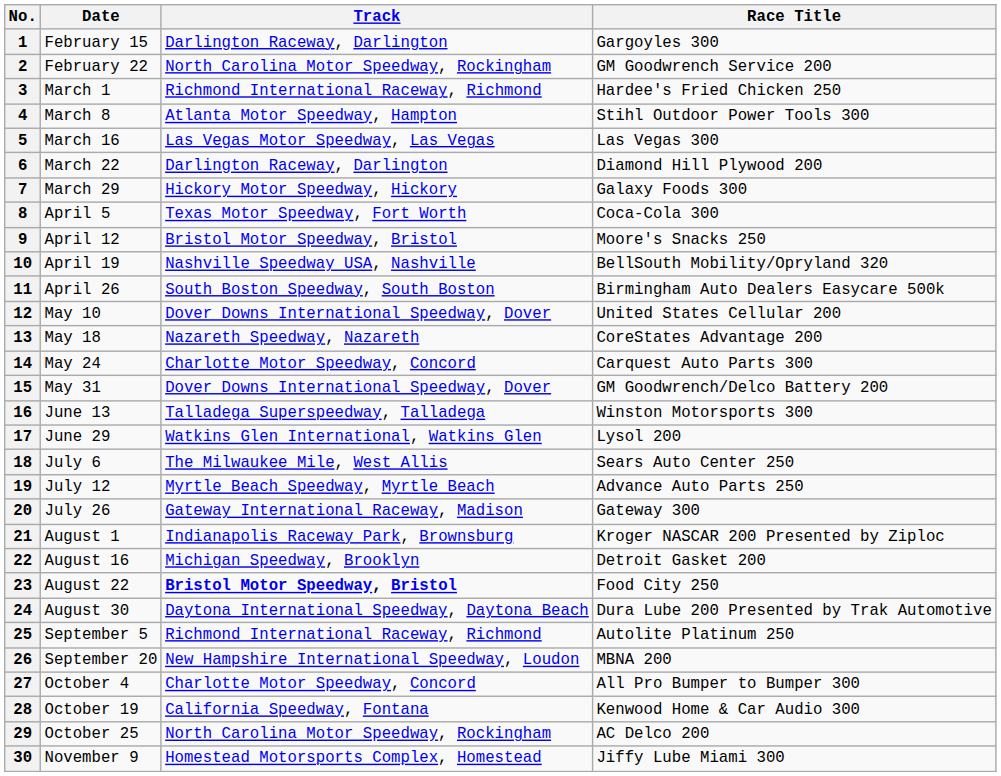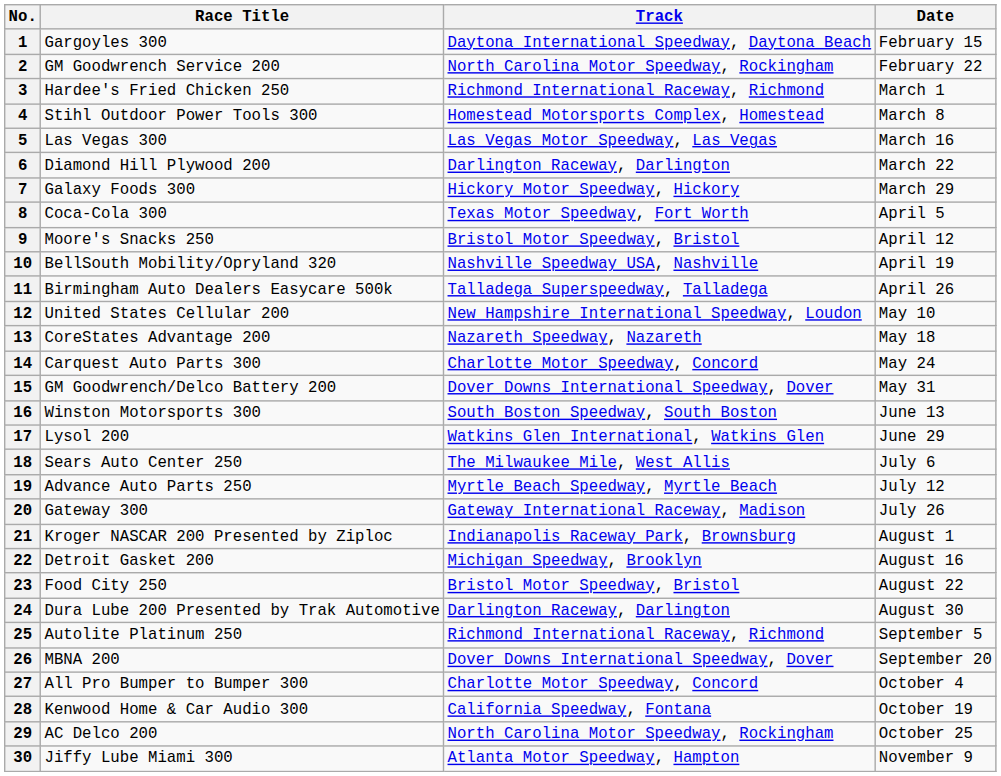columns swapped: (794, 17) <-> (101, 17)
(306, 42) Darlington Raceway, Darlington -> (659, 42) Daytona International Speedway, Daytona Beach
(311, 116) Atlanta Motor Speedway, Hampton -> (636, 116) Homestead Motorsports Complex, Homestead
(330, 289) South Boston Speedway, South Boston -> (608, 289) Talladega Superspeedway, Talladega
(358, 314) Dover Downs International Speedway, Dover -> (655, 314) New Hampshire International Speedway, Loudon
(325, 413) Talladega Superspeedway, Talladega -> (612, 413) South Boston Speedway, South Boston
(311, 586) bold -> (593, 586) normal
(377, 610) Daytona International Speedway, Daytona Beach -> (589, 610) Darlington Raceway, Darlington
(372, 660) New Hampshire International Speedway, Loudon -> (641, 660) Dover Downs International Speedway, Dover
(353, 759) Homestead Motorsports Complex, Homestead -> (593, 759) Atlanta Motor Speedway, Hampton
